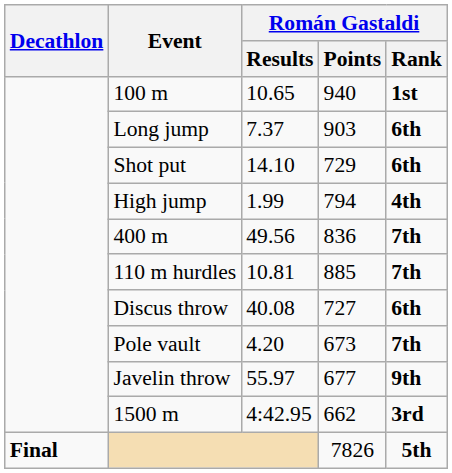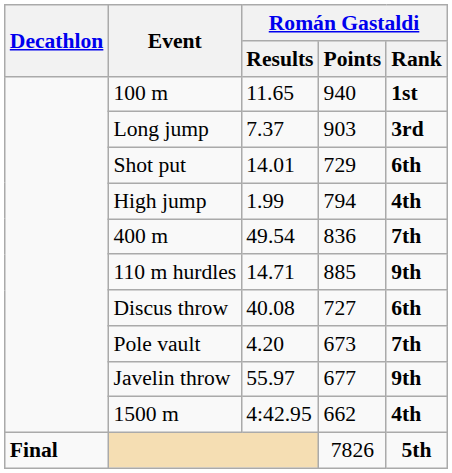(271, 93) 10.65 -> (270, 93) 11.65
(406, 129) 6th -> (408, 129) 3rd
(271, 165) 14.10 -> (271, 165) 14.01
(271, 236) 49.56 -> (271, 236) 49.54
(271, 272) 10.81 -> (271, 272) 14.71
(406, 272) 7th -> (406, 272) 9th
(408, 414) 3rd -> (406, 414) 4th
